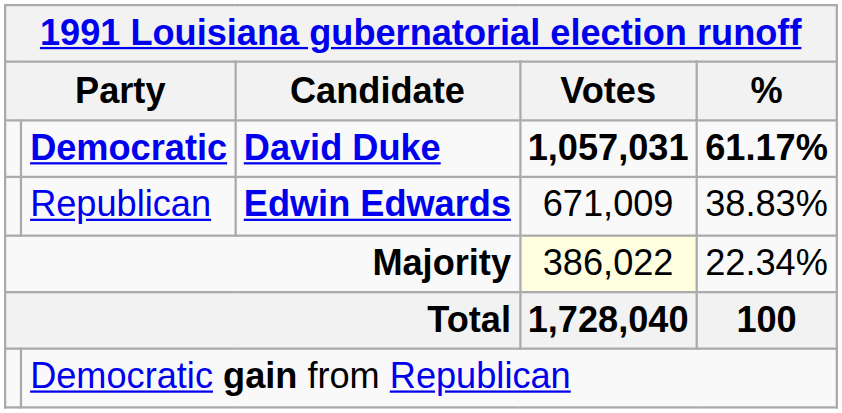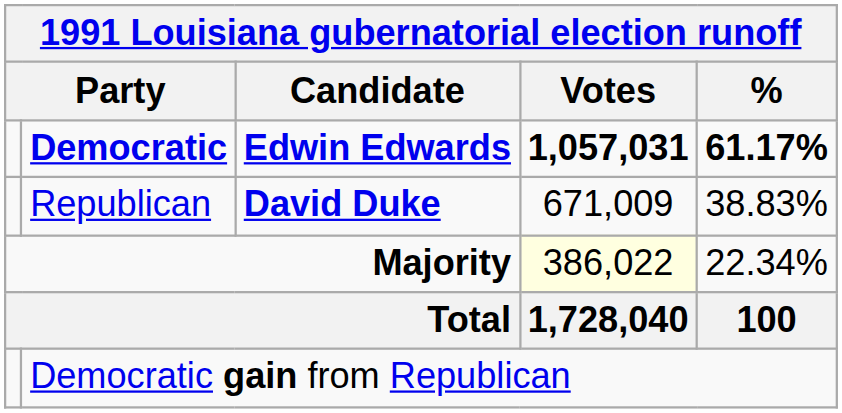(342, 147) David Duke -> (377, 147) Edwin Edwards
(377, 205) Edwin Edwards -> (342, 205) David Duke
